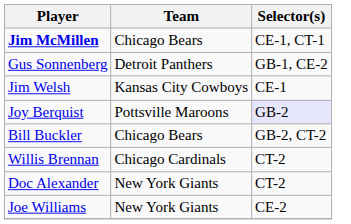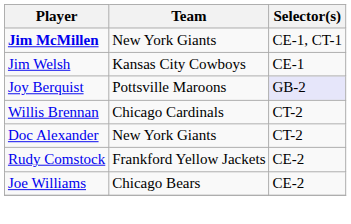(158, 40) Chicago Bears -> (164, 40) New York Giants
- row: (58, 64)
- row: (45, 135)
+ row: (57, 159)
(166, 207) New York Giants -> (156, 183) Chicago Bears
